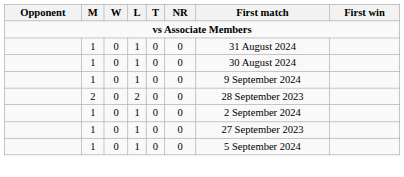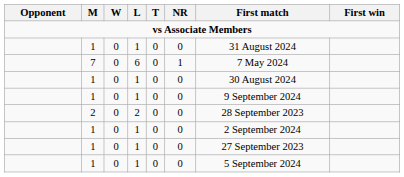+ row: (93, 63)
